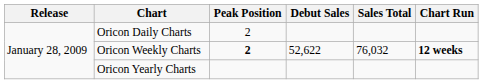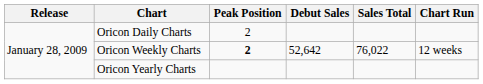(305, 50) 52,622 -> (305, 50) 52,642
(372, 50) 76,032 -> (372, 50) 76,022
(440, 50) bold -> (440, 50) normal
